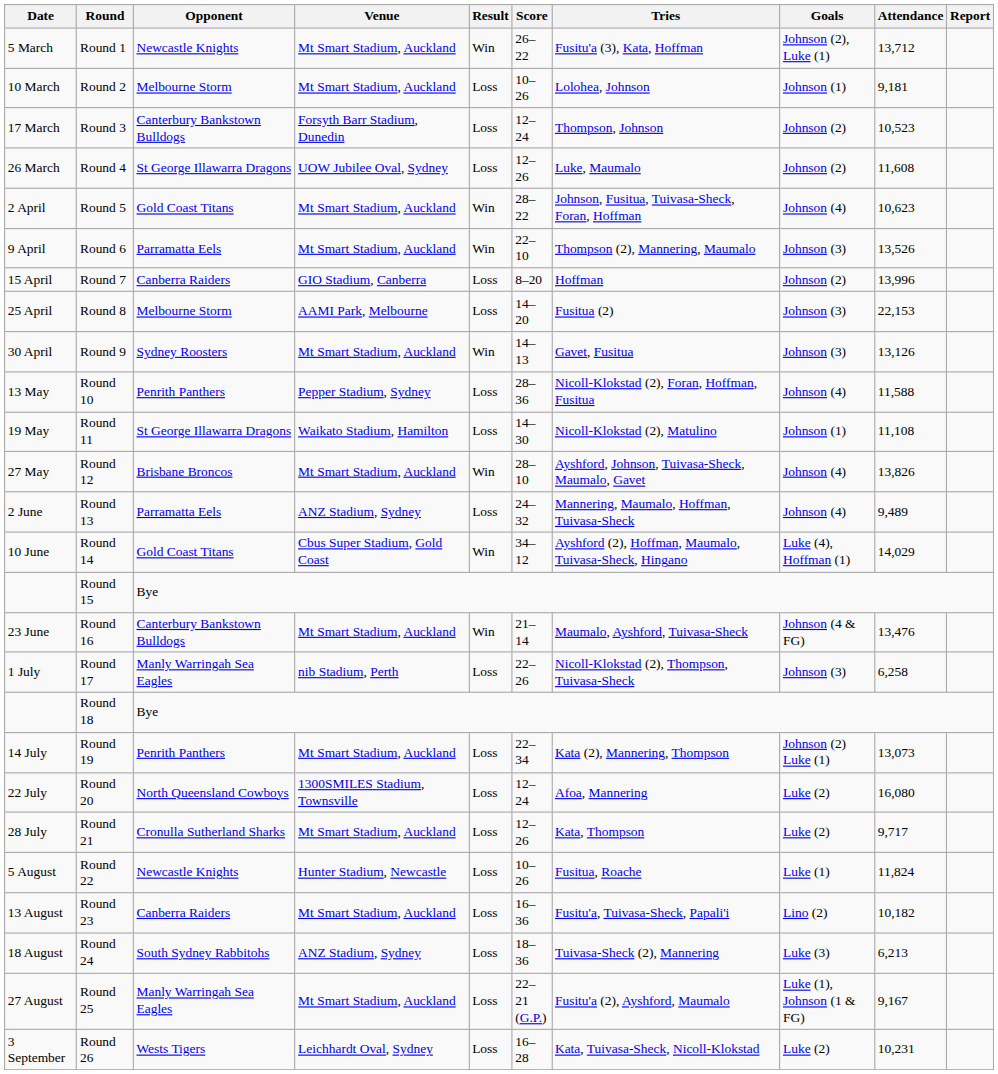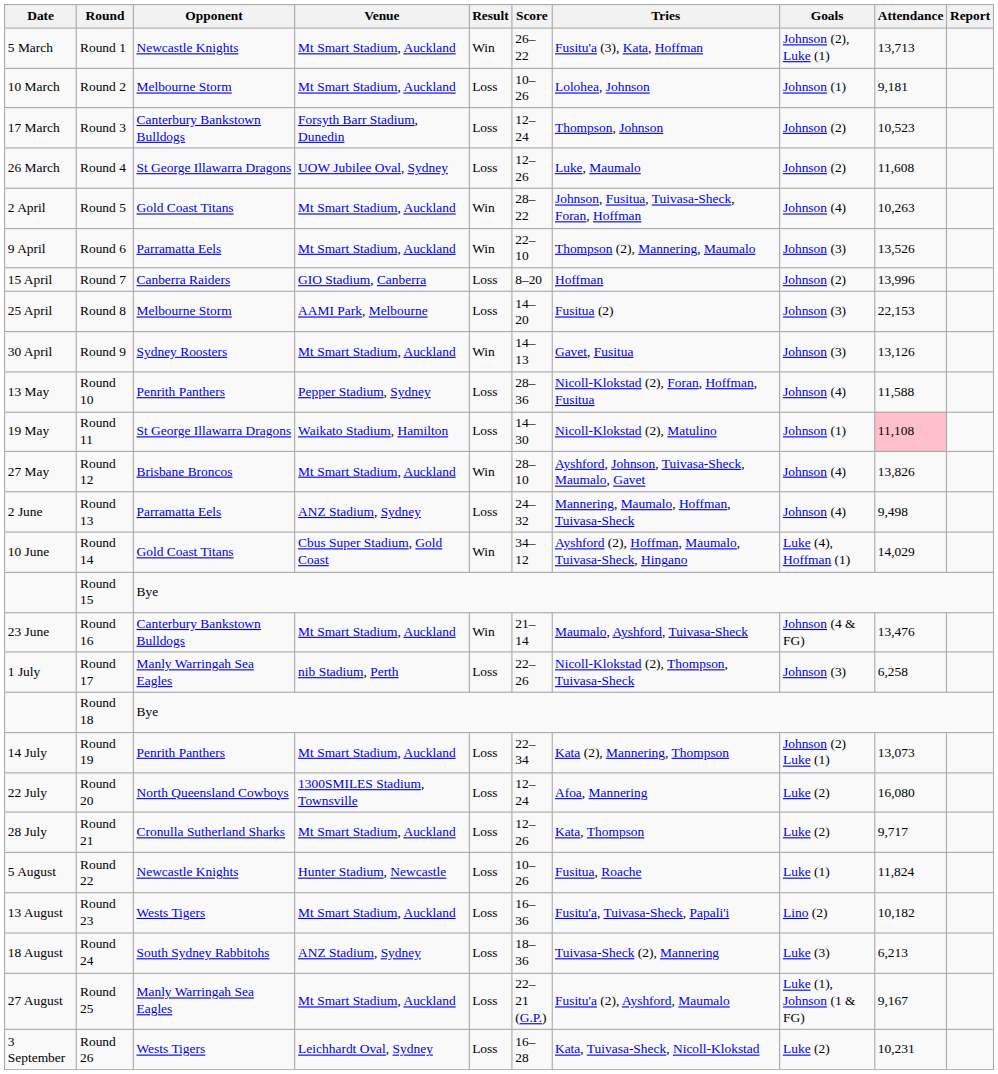(896, 47) 13,712 -> (896, 47) 13,713
(896, 208) 10,623 -> (896, 208) 10,263
(896, 431) no background -> (896, 431) pink background
(893, 511) 9,489 -> (893, 511) 9,498
(183, 912) Canberra Raiders -> (171, 912) Wests Tigers
